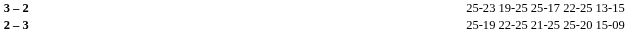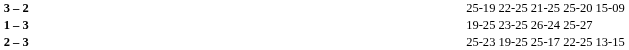(545, 7) 25-23 19-25 25-17 22-25 13-15 -> (545, 7) 25-19 22-25 21-25 25-20 15-09
+ row: (16, 25)
(545, 25) 25-19 22-25 21-25 25-20 15-09 -> (545, 42) 25-23 19-25 25-17 22-25 13-15
